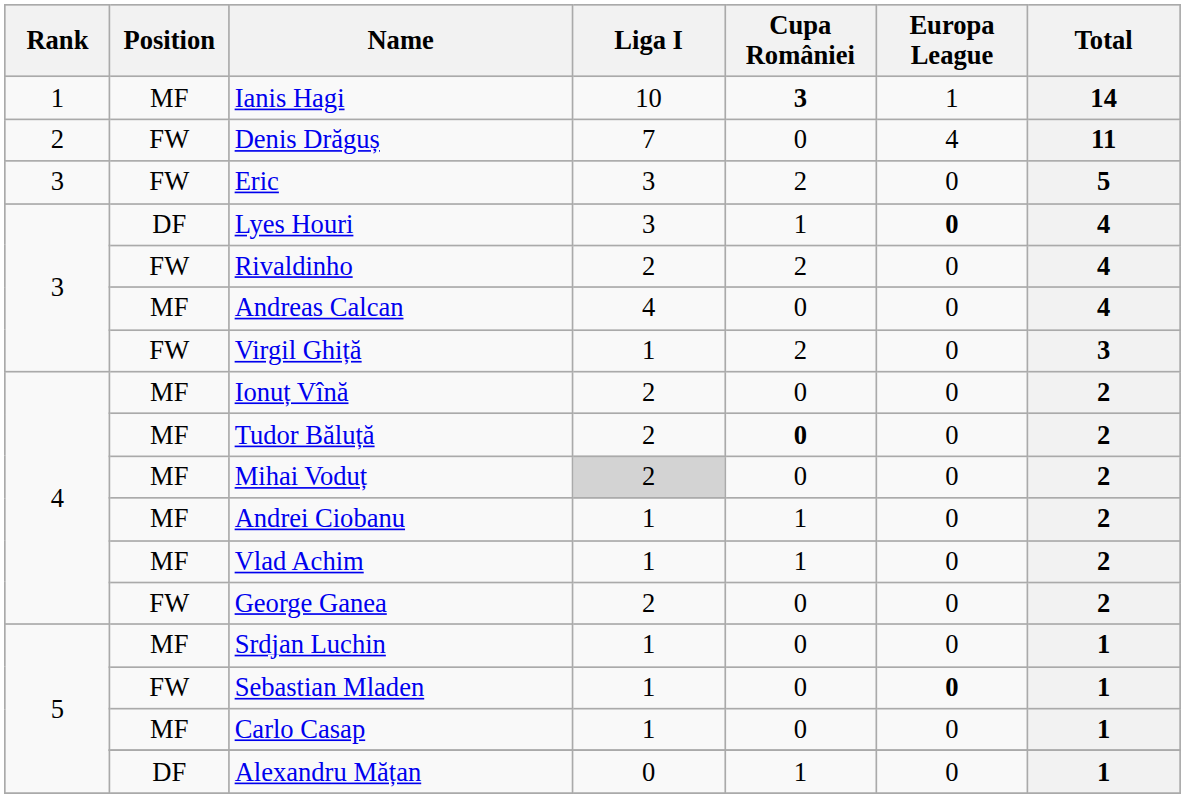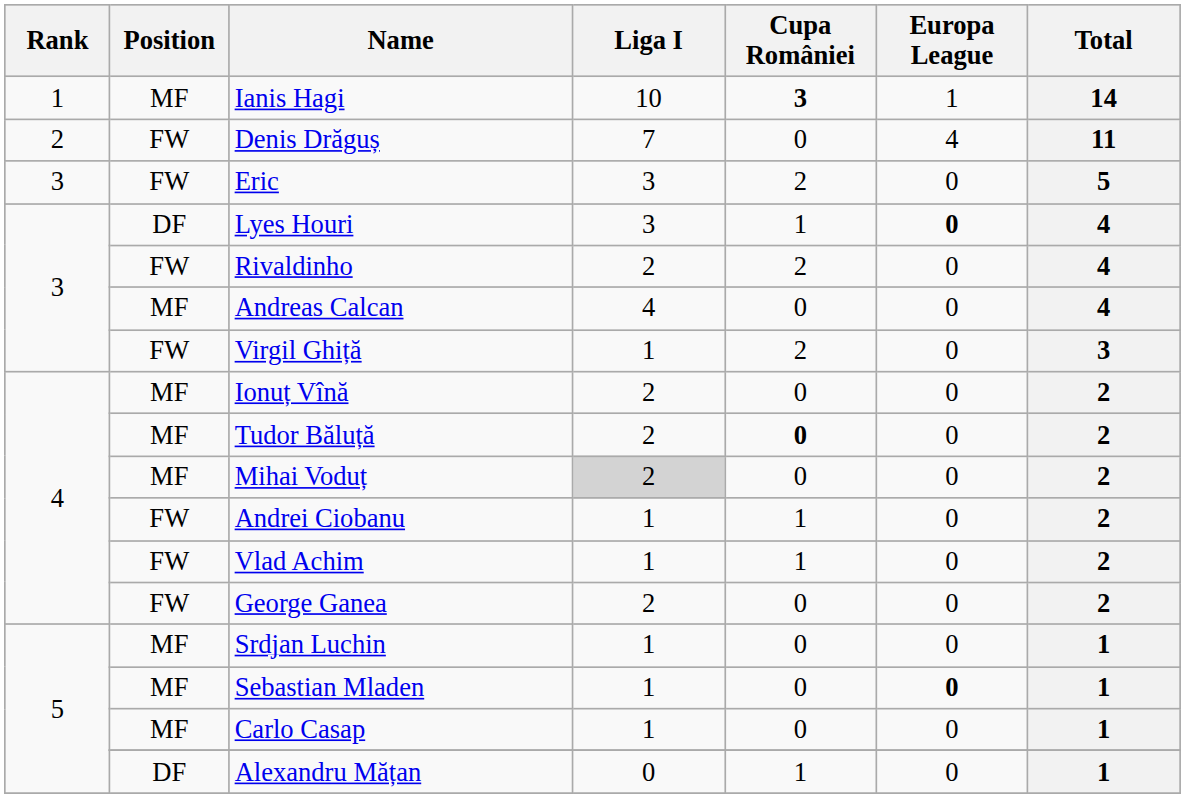(169, 518) MF -> (169, 518) FW
(169, 560) MF -> (169, 560) FW
(169, 687) FW -> (169, 687) MF
